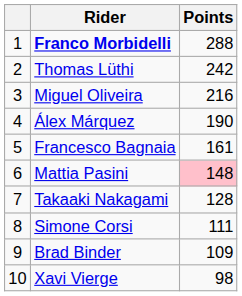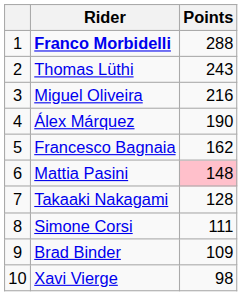(220, 70) 242 -> (220, 70) 243
(220, 148) 161 -> (220, 148) 162
